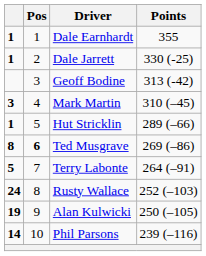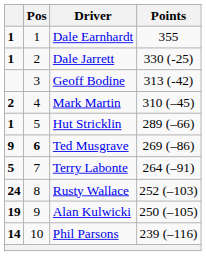(11, 102) 3 -> (11, 102) 2
(11, 146) 8 -> (11, 146) 9
